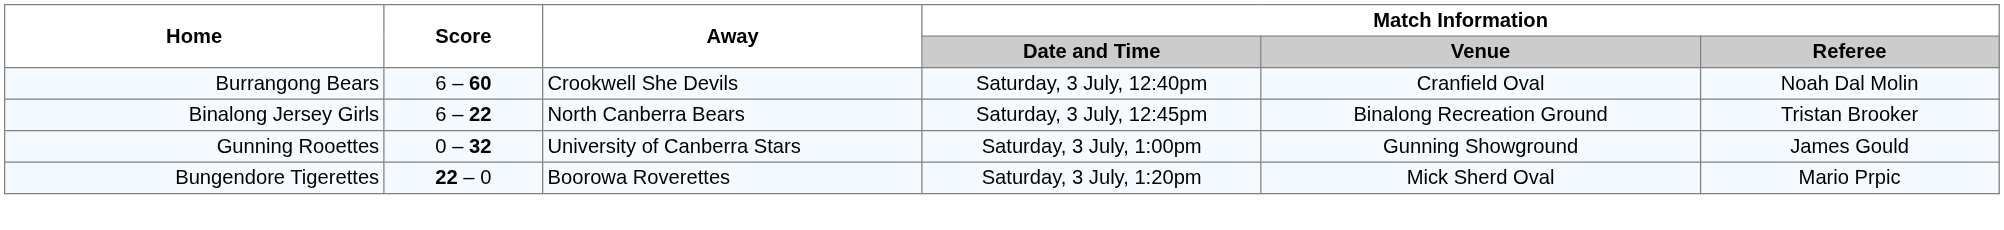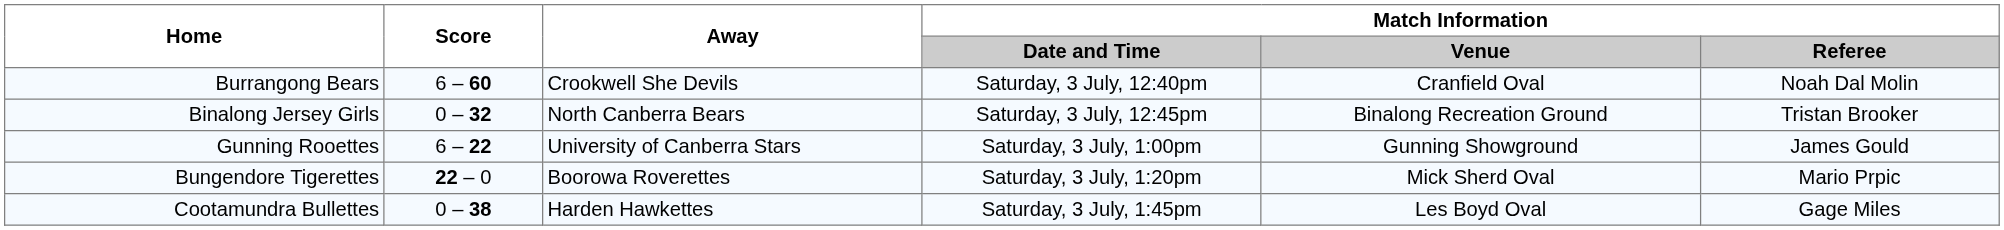(463, 114) 6 – 22 -> (463, 114) 0 – 32
(463, 146) 0 – 32 -> (463, 146) 6 – 22
+ row: (277, 209)
